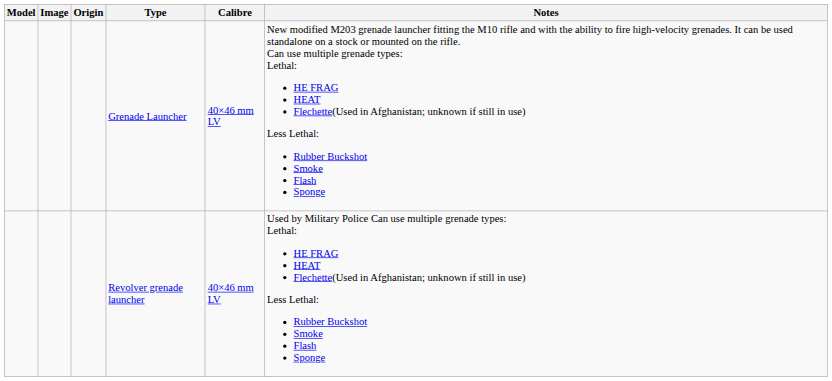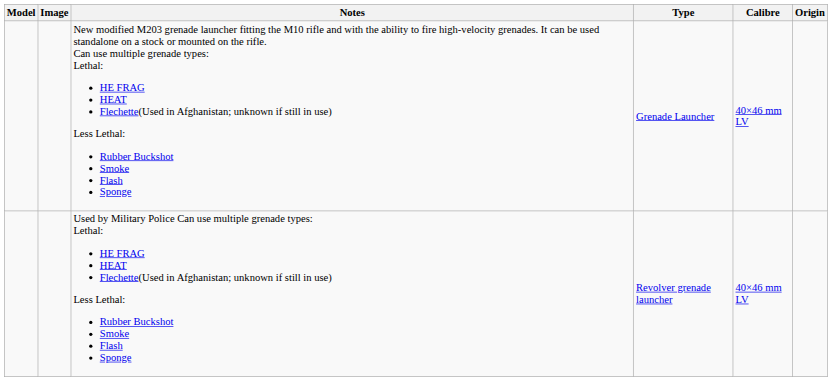columns swapped: (88, 12) <-> (546, 12)
